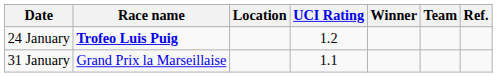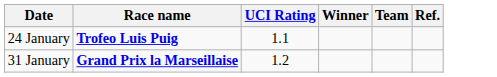- column: (260, 15)
(329, 38) 1.2 -> (280, 38) 1.1
(151, 60) normal -> (157, 60) bold
(329, 60) 1.1 -> (280, 60) 1.2
